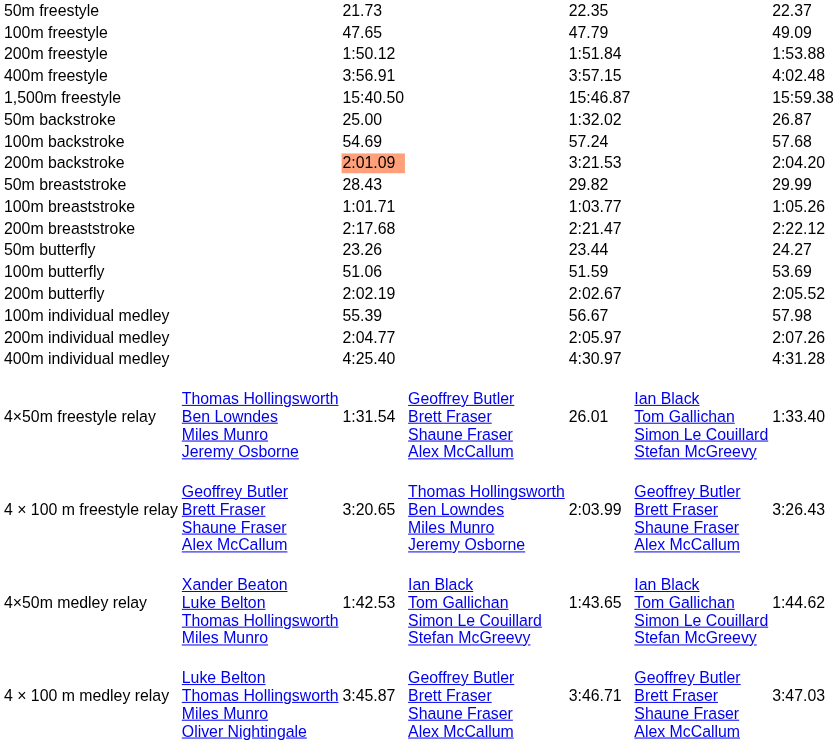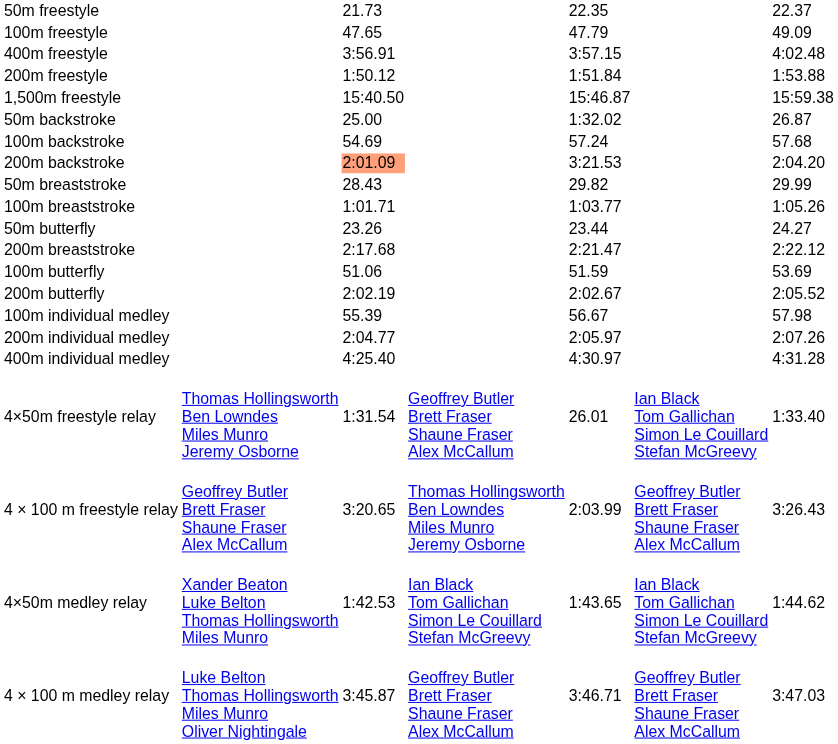rows swapped: (56, 54) <-> (56, 76)
rows swapped: (70, 228) <-> (50, 250)
